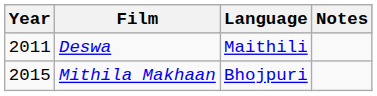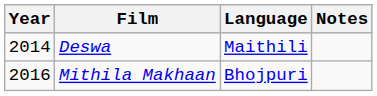(30, 47) 2011 -> (30, 47) 2014
(30, 76) 2015 -> (30, 76) 2016
